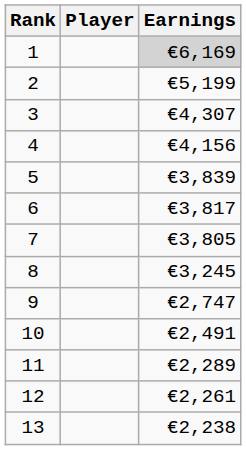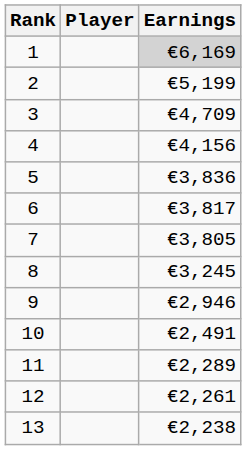(202, 115) €4,307 -> (202, 115) €4,709
(202, 177) €3,839 -> (202, 177) €3,836
(202, 303) €2,747 -> (202, 303) €2,946
